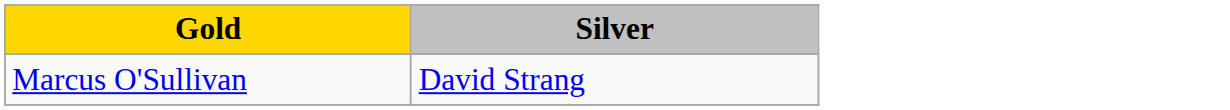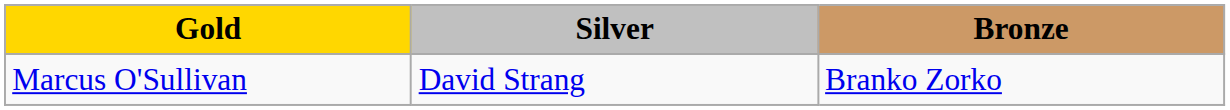+ column: (1021, 29)
